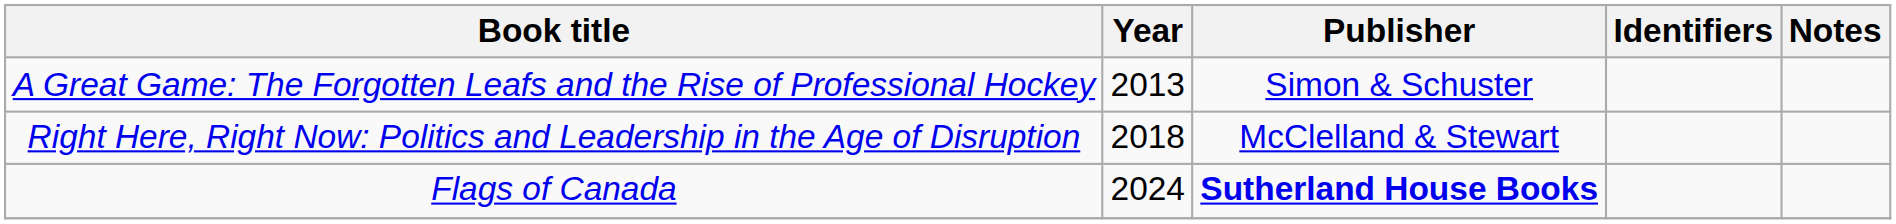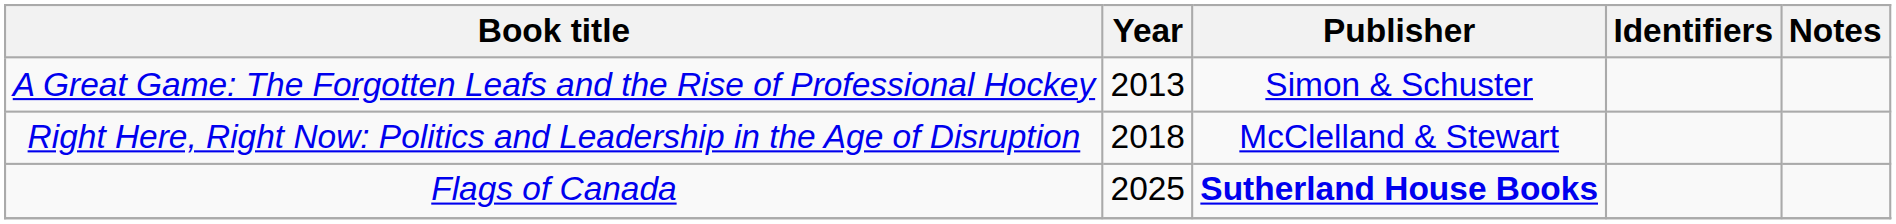(1148, 190) 2024 -> (1148, 190) 2025
